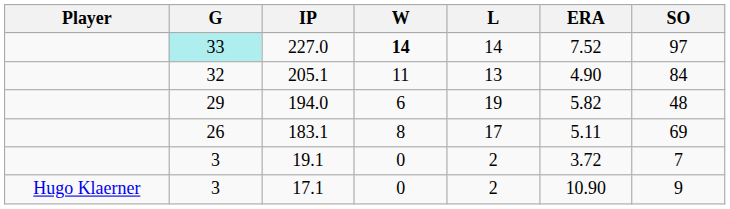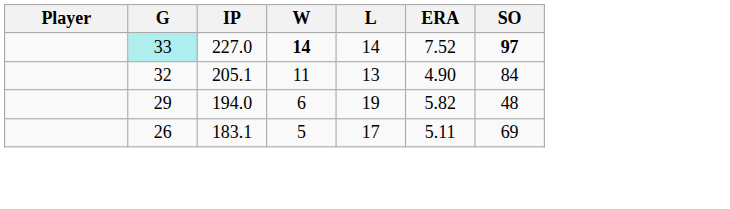(678, 47) normal -> (510, 47) bold
(401, 132) 8 -> (301, 132) 5
- row: (308, 160)
- row: (308, 189)
